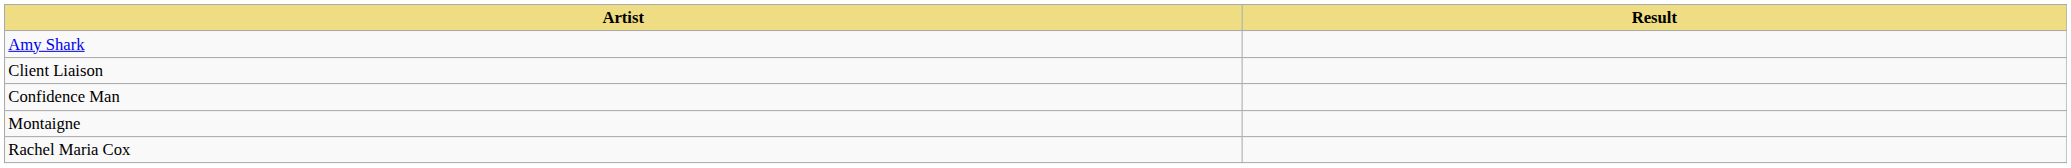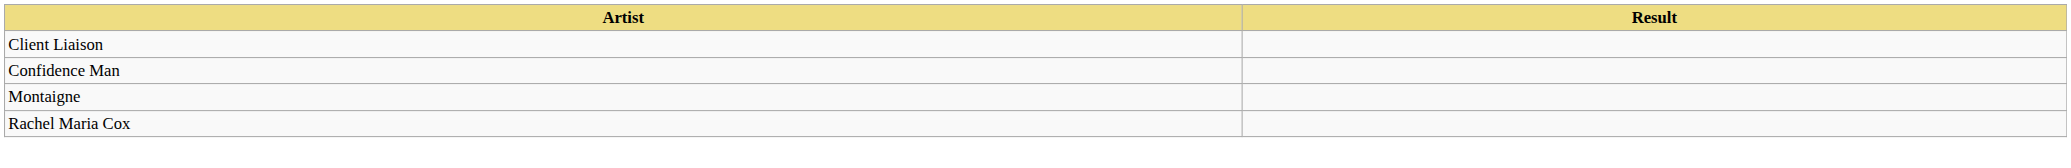- row: (46, 44)
